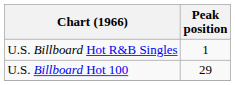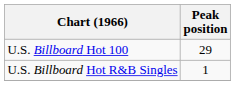rows swapped: (68, 70) <-> (92, 49)
